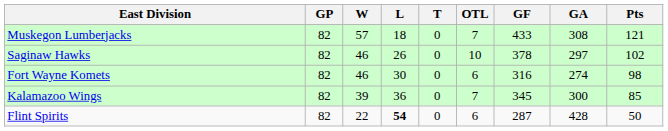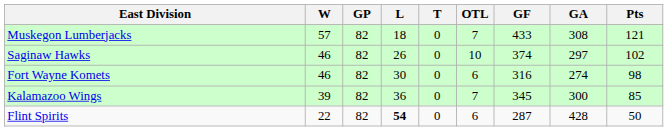columns swapped: (324, 14) <-> (362, 14)
(522, 55) 378 -> (522, 55) 374
